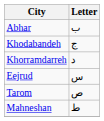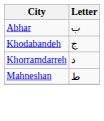- row: (20, 76)
- row: (19, 92)
